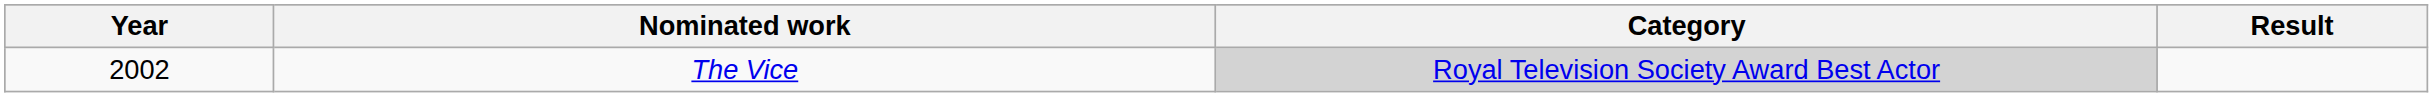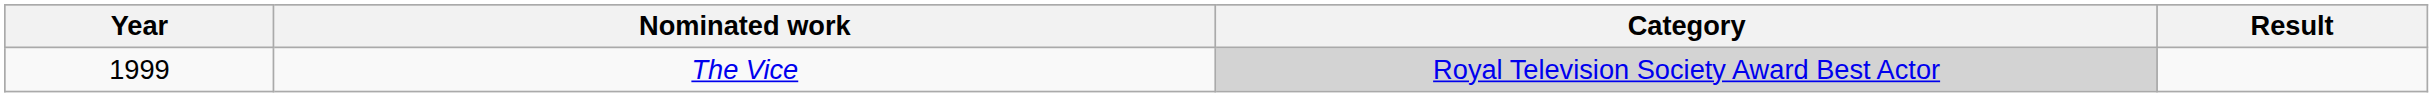(139, 69) 2002 -> (139, 69) 1999
